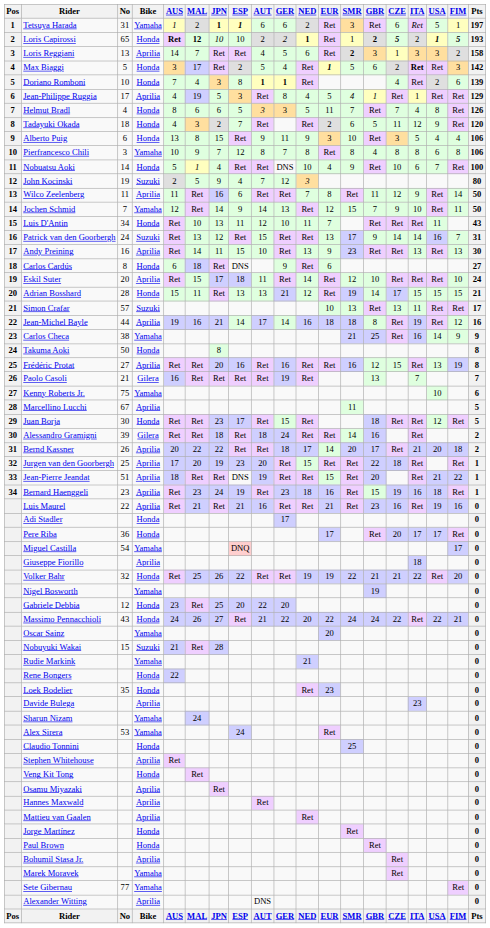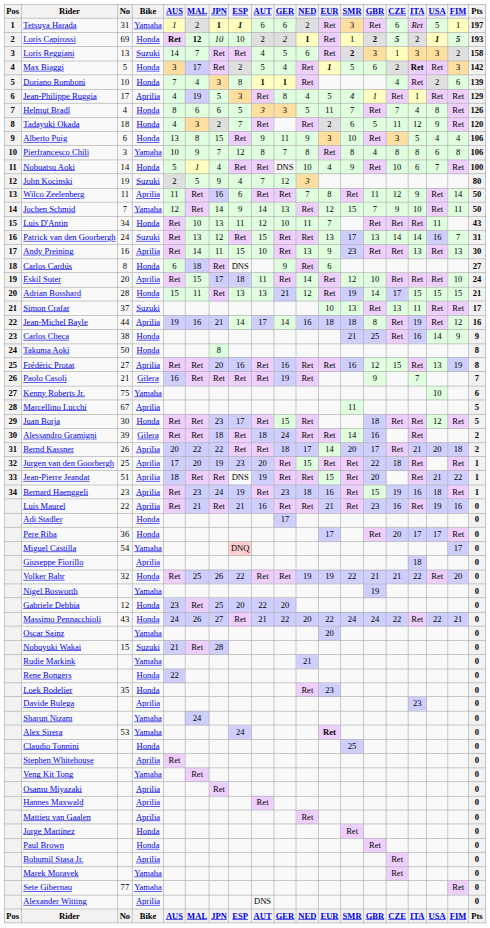(125, 39) 65 -> (125, 39) 69
(148, 53) Aprilia -> (148, 53) Suzuki
(375, 237) 9 -> (375, 237) 13
(125, 308) 57 -> (125, 308) 37
(148, 336) Yamaha -> (148, 336) Honda
(375, 378) 13 -> (375, 378) 9
(329, 732) normal -> (329, 732) bold
(148, 774) Honda -> (148, 774) Yamaha
